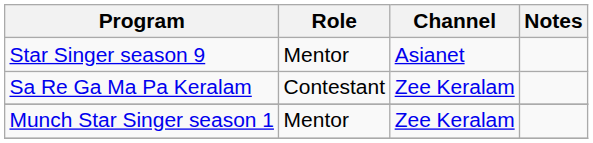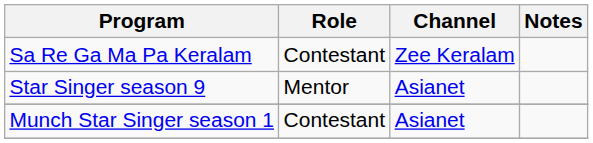rows swapped: (107, 54) <-> (131, 87)
(316, 120) Mentor -> (334, 120) Contestant
(455, 120) Zee Keralam -> (430, 120) Asianet
